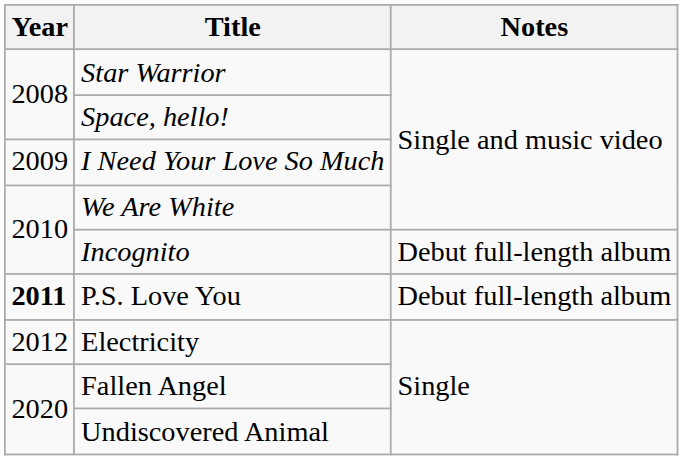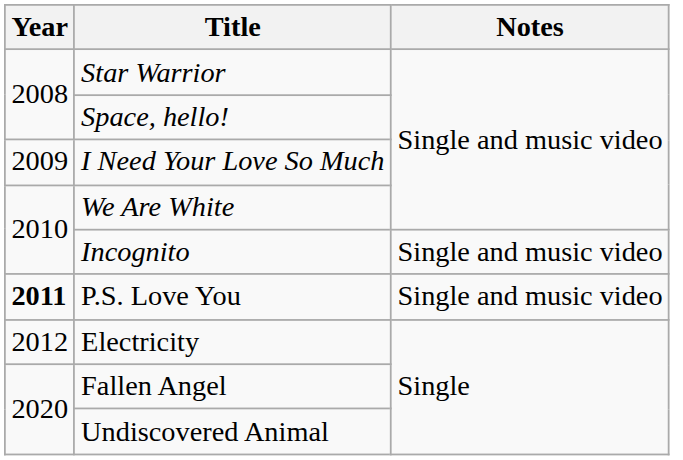(534, 251) Debut full-length album -> (530, 251) Single and music video
(534, 296) Debut full-length album -> (530, 296) Single and music video
